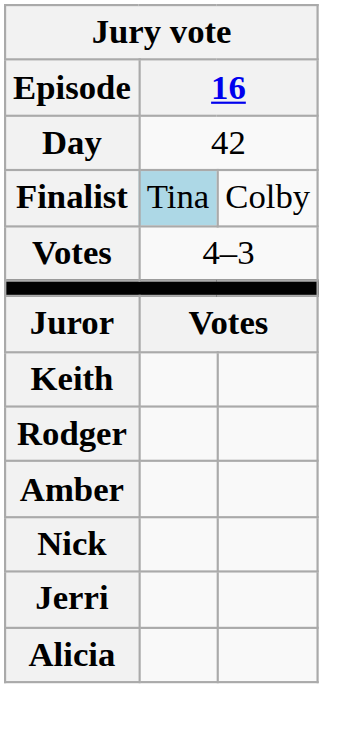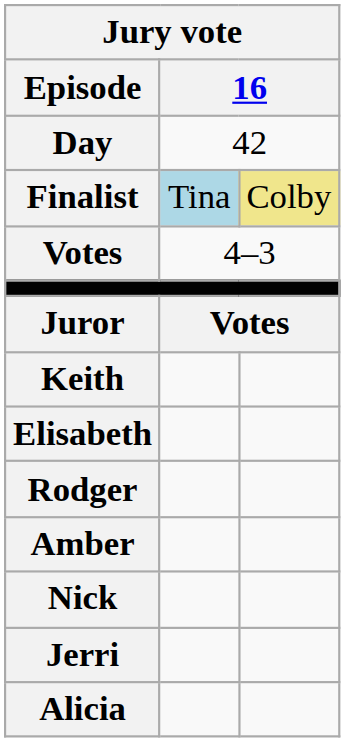(268, 197) no background -> (289, 197) khaki background
+ row: (83, 433)
